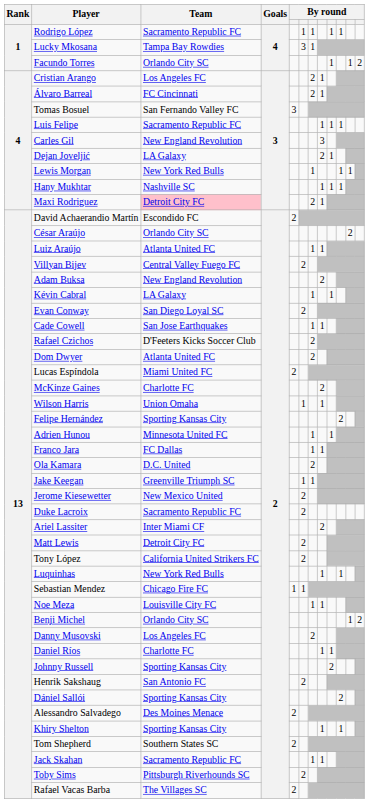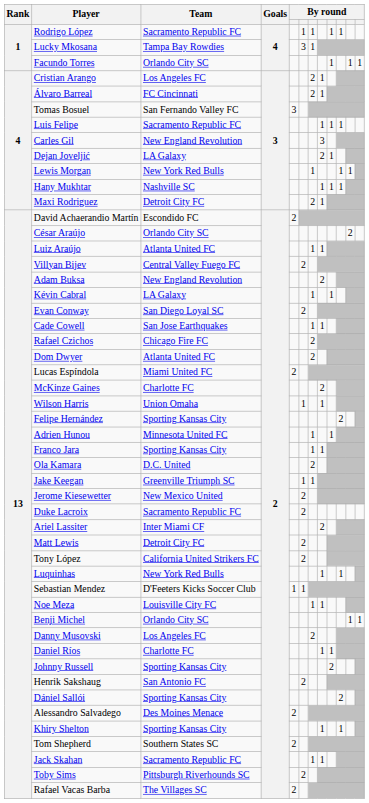(360, 63) 2 -> (360, 63) 1
(174, 202) pink background -> (174, 202) no background
(199, 341) D'Feeters Kicks Soccer Club -> (175, 341) Chicago Fire FC
(163, 450) FC Dallas -> (185, 450) Sporting Kansas City
(175, 589) Chicago Fire FC -> (199, 589) D'Feeters Kicks Soccer Club
(360, 620) 2 -> (360, 620) 1
